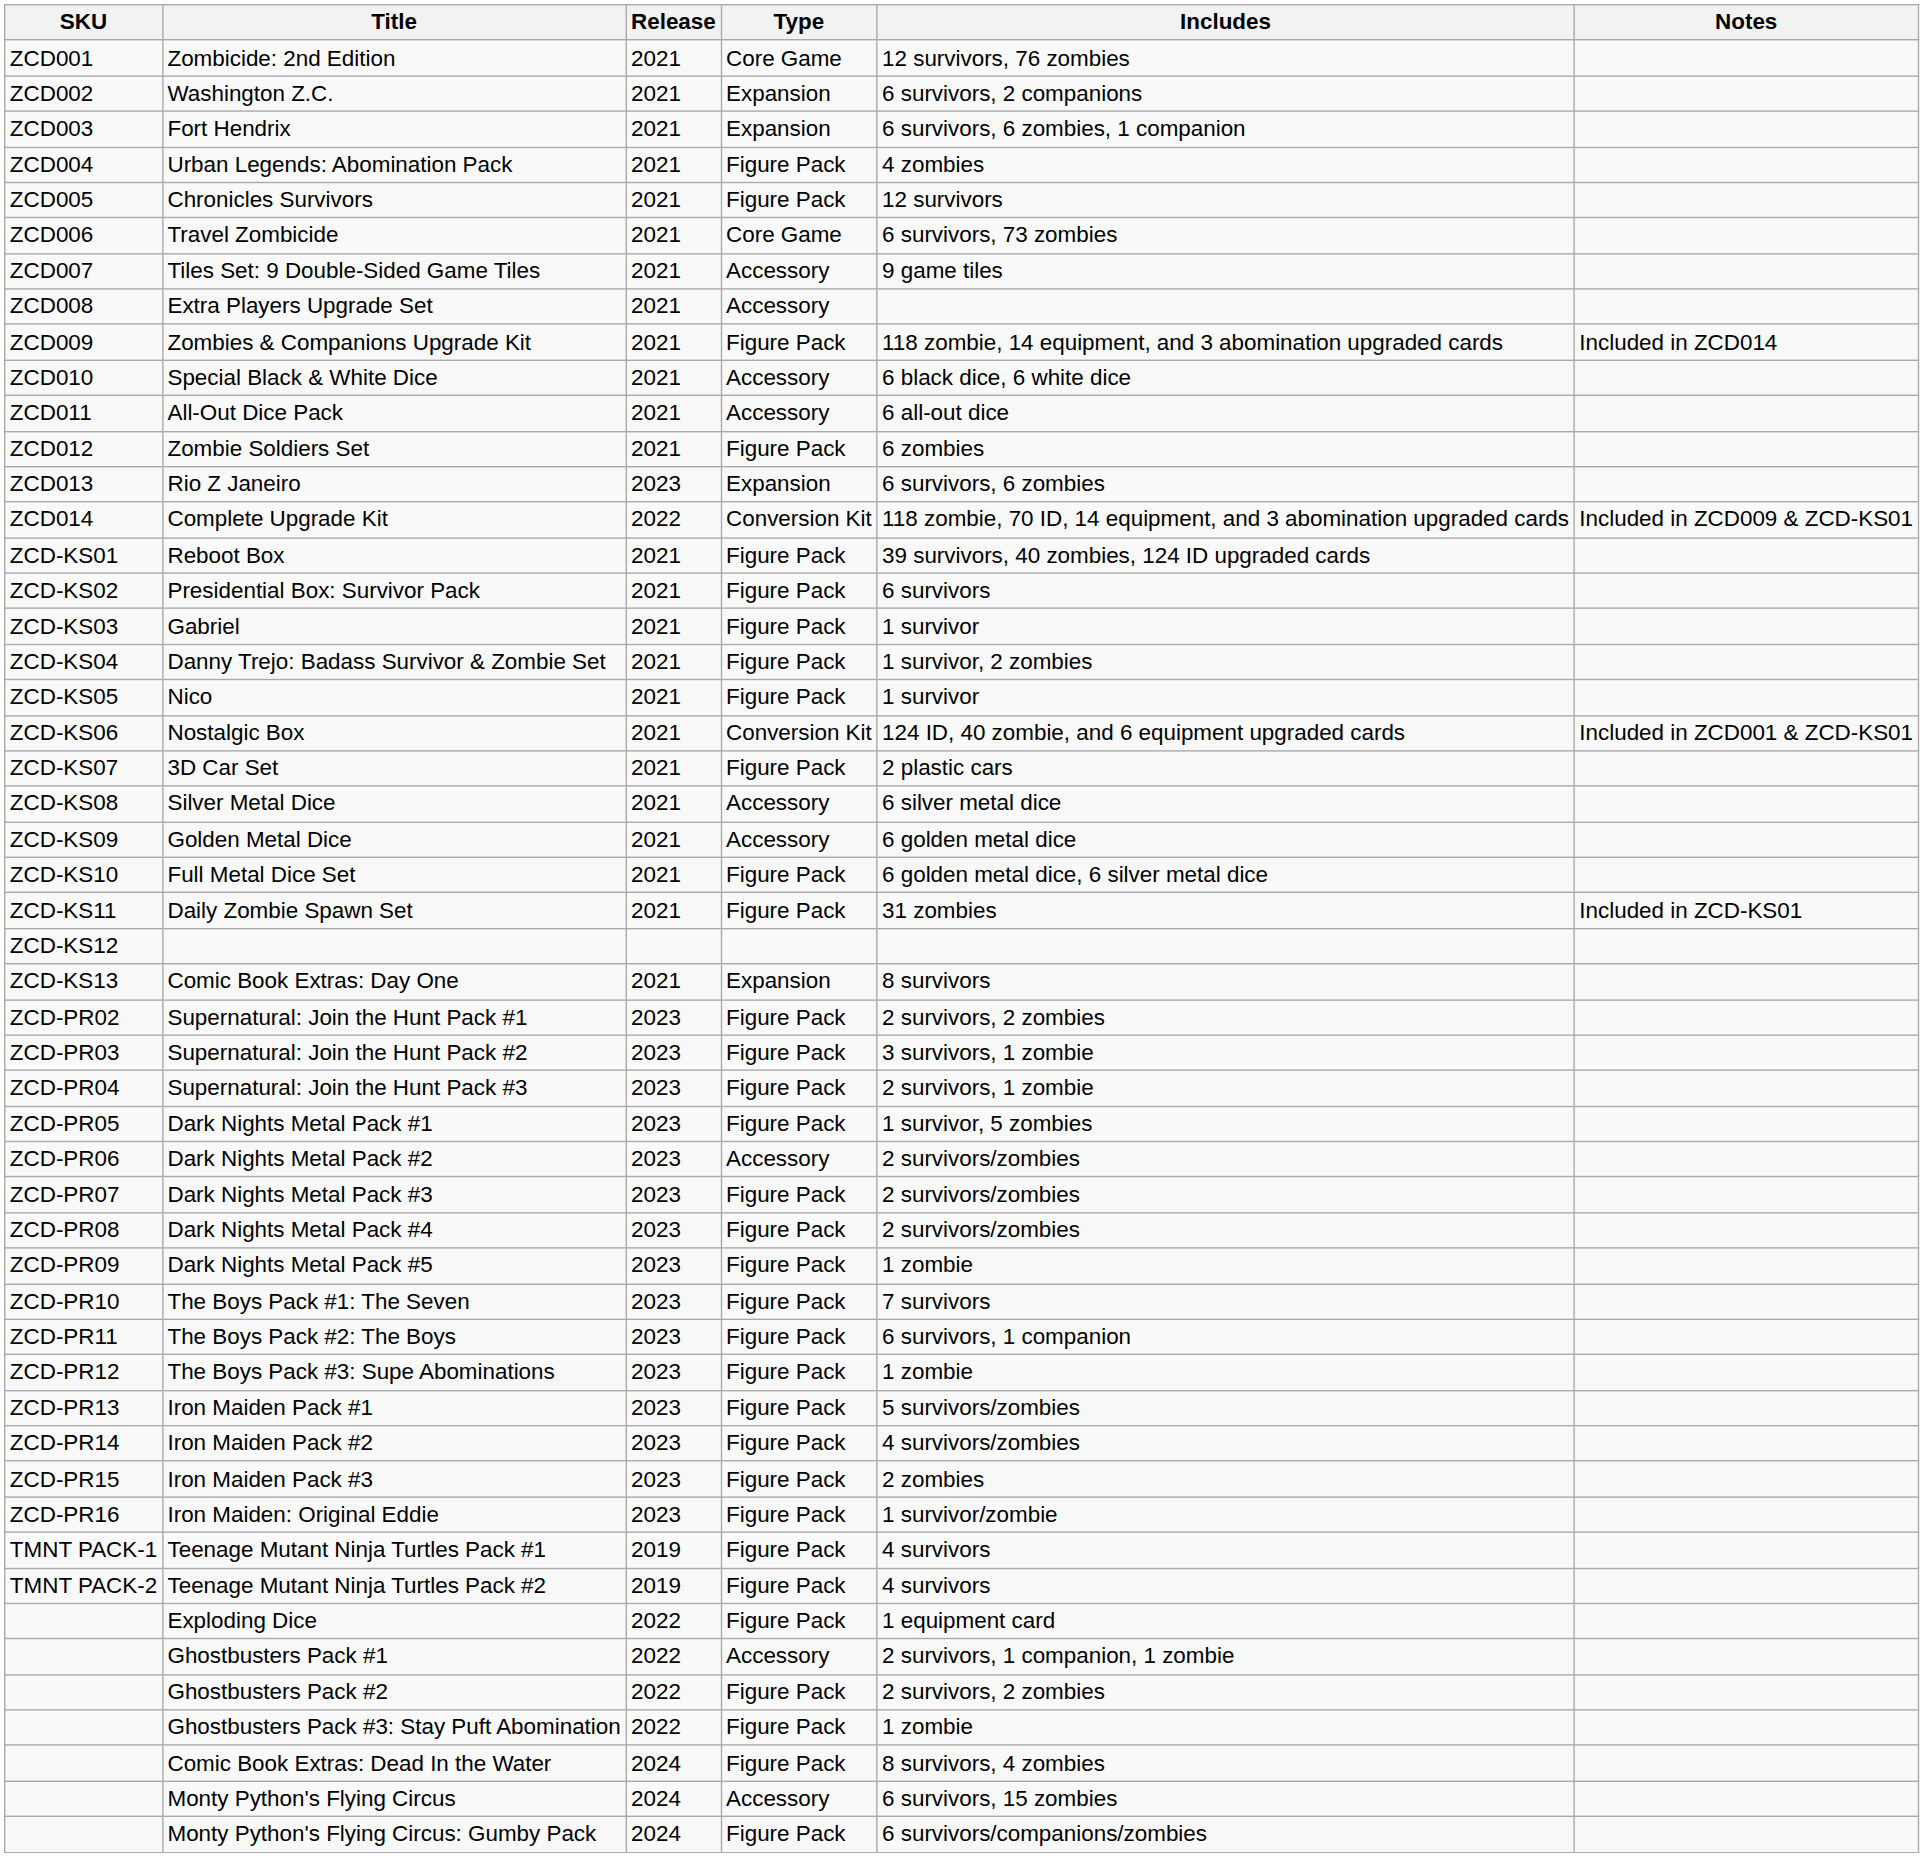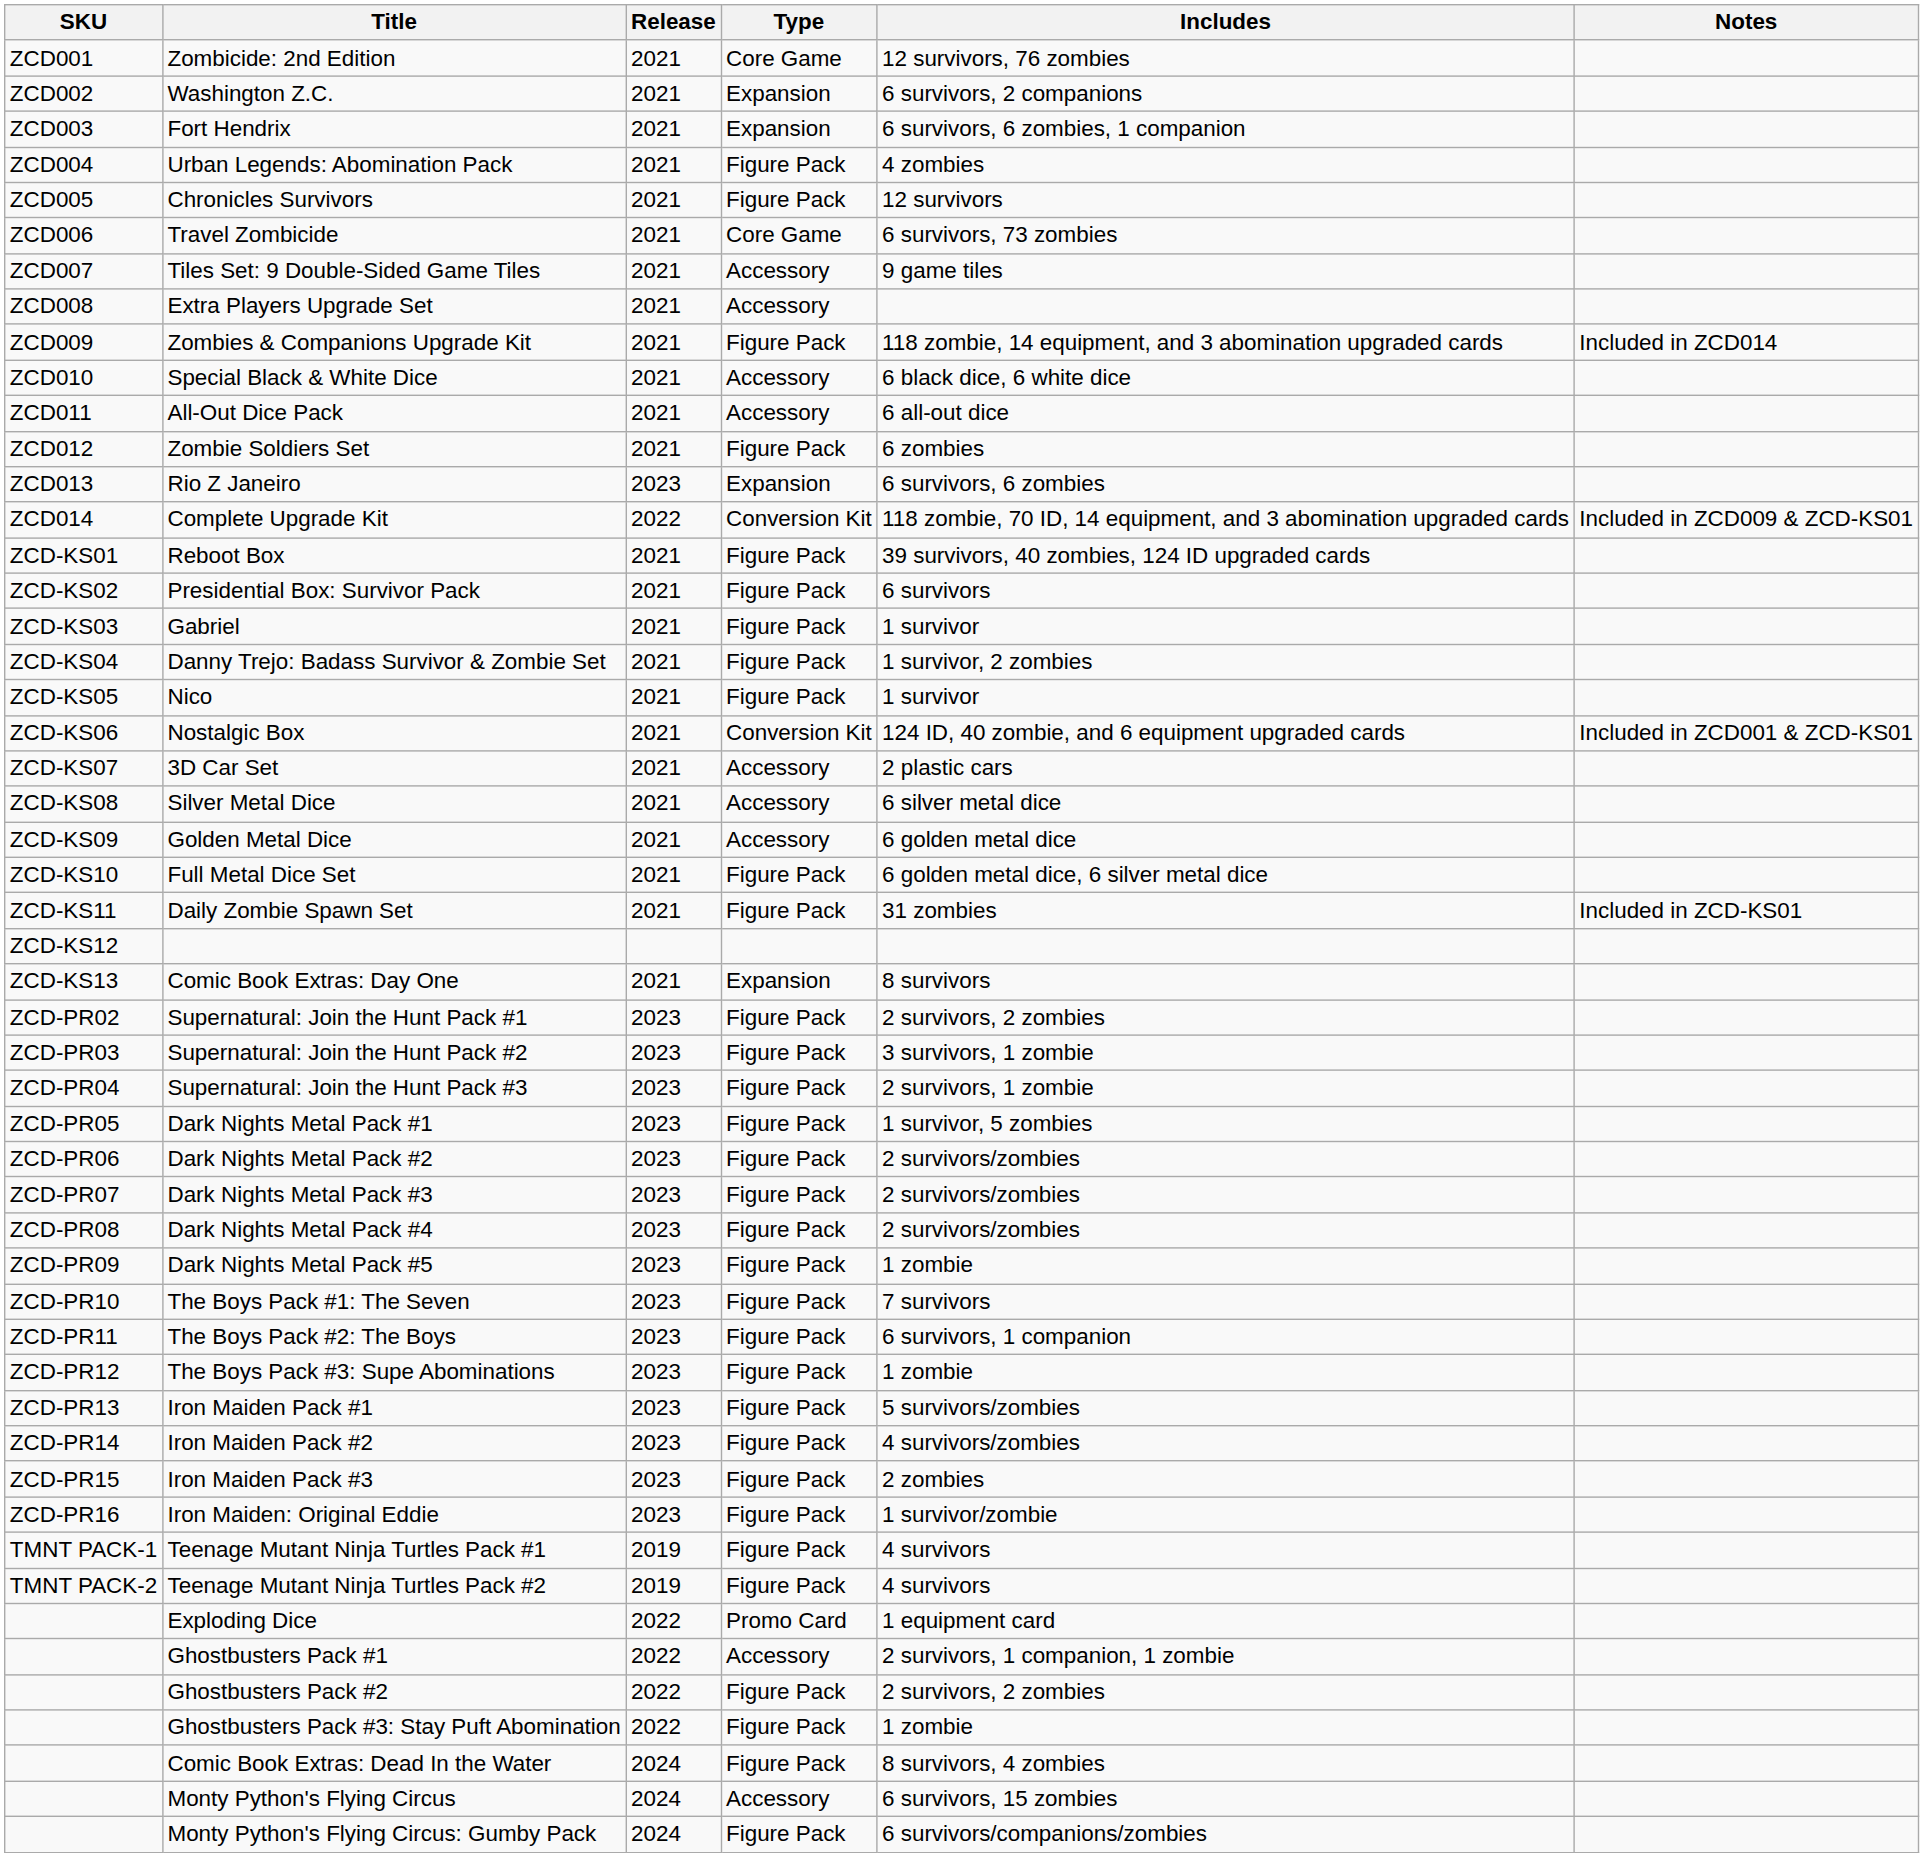(786, 768) Figure Pack -> (778, 768) Accessory
(778, 1159) Accessory -> (786, 1159) Figure Pack
(786, 1620) Figure Pack -> (786, 1620) Promo Card
